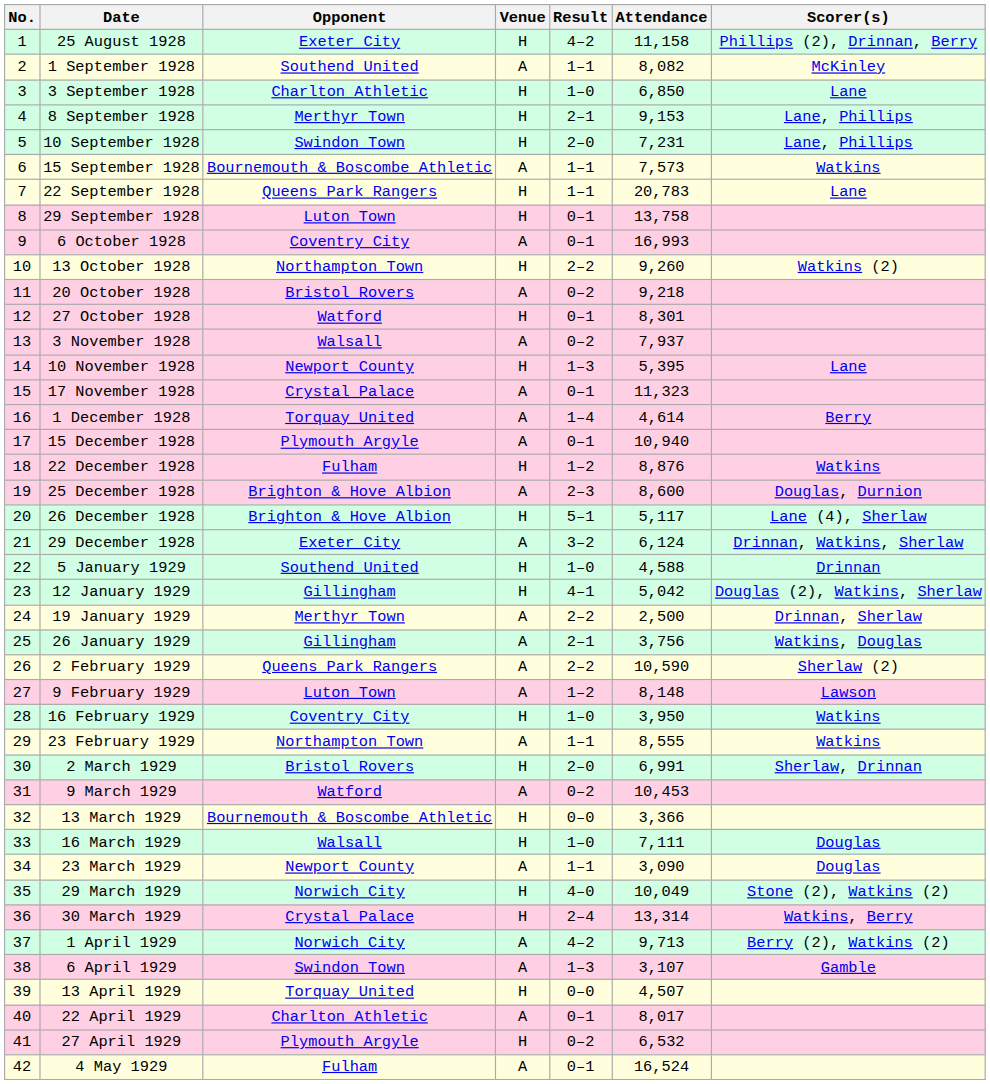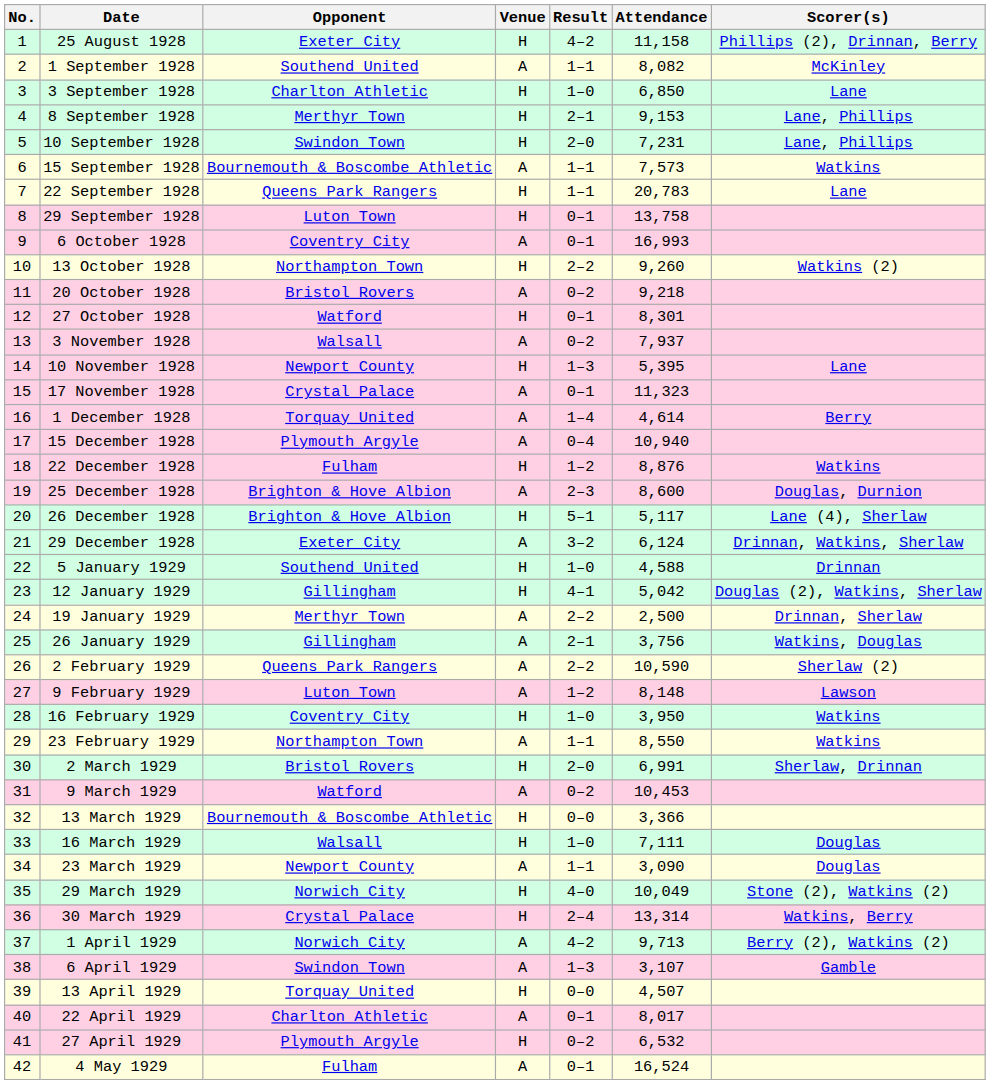(581, 442) 0–1 -> (581, 442) 0–4
(662, 742) 8,555 -> (662, 742) 8,550
